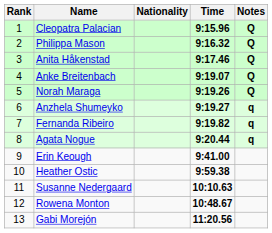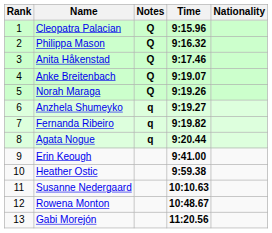columns swapped: (162, 12) <-> (251, 12)
